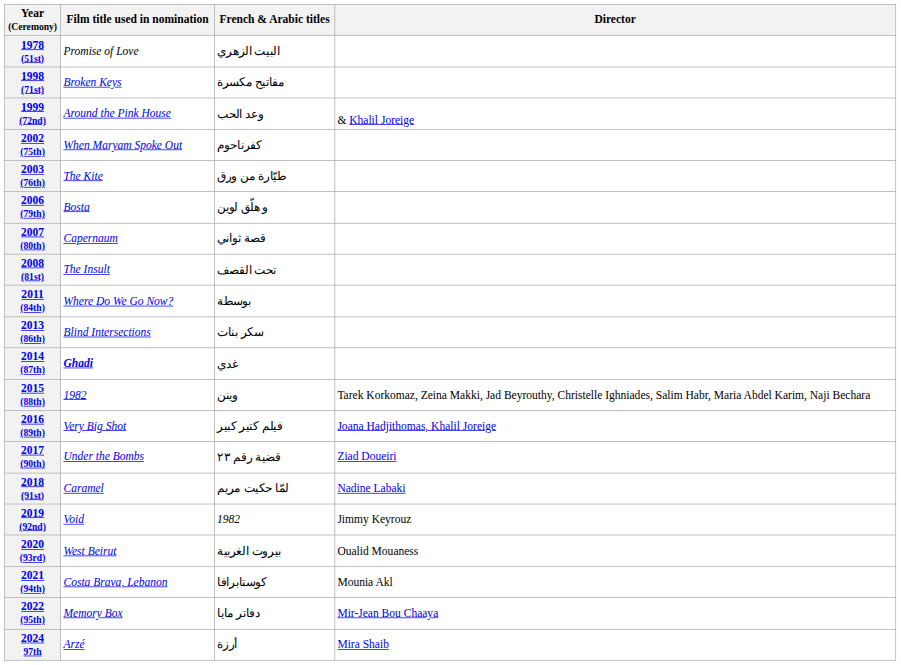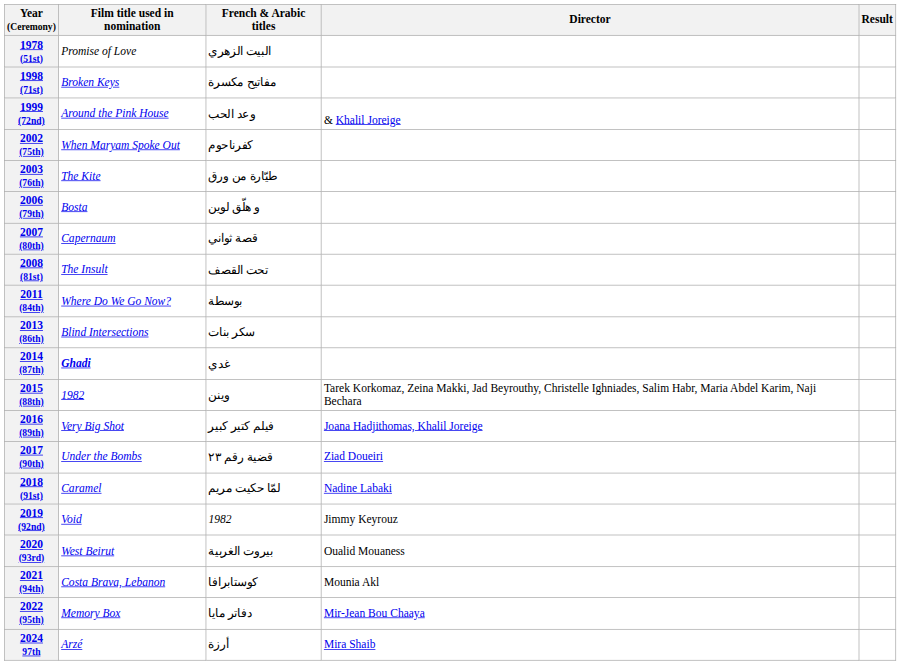+ column: (877, 20)
